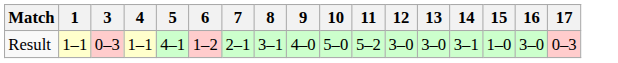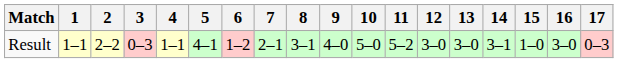+ column: (107, 17)
